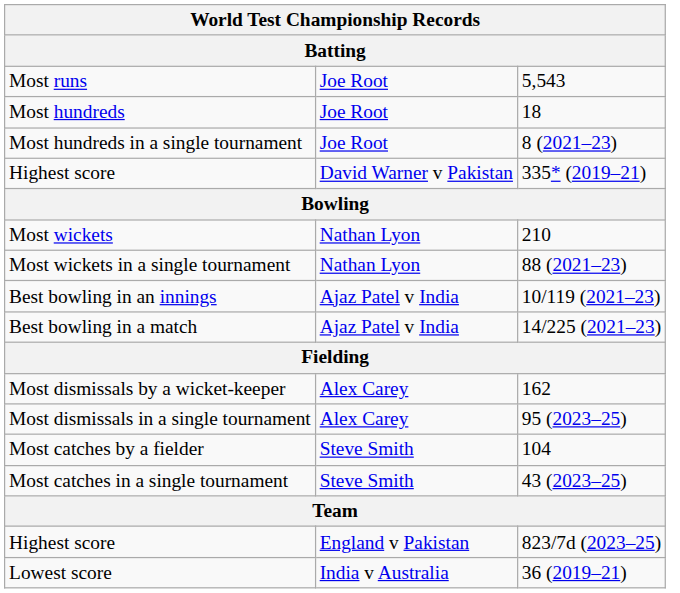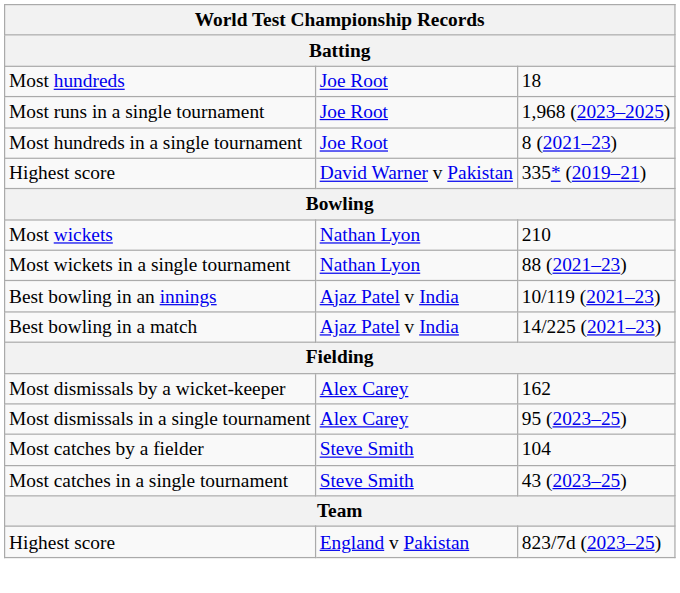- row: (48, 81)
+ row: (137, 111)
- row: (60, 572)
